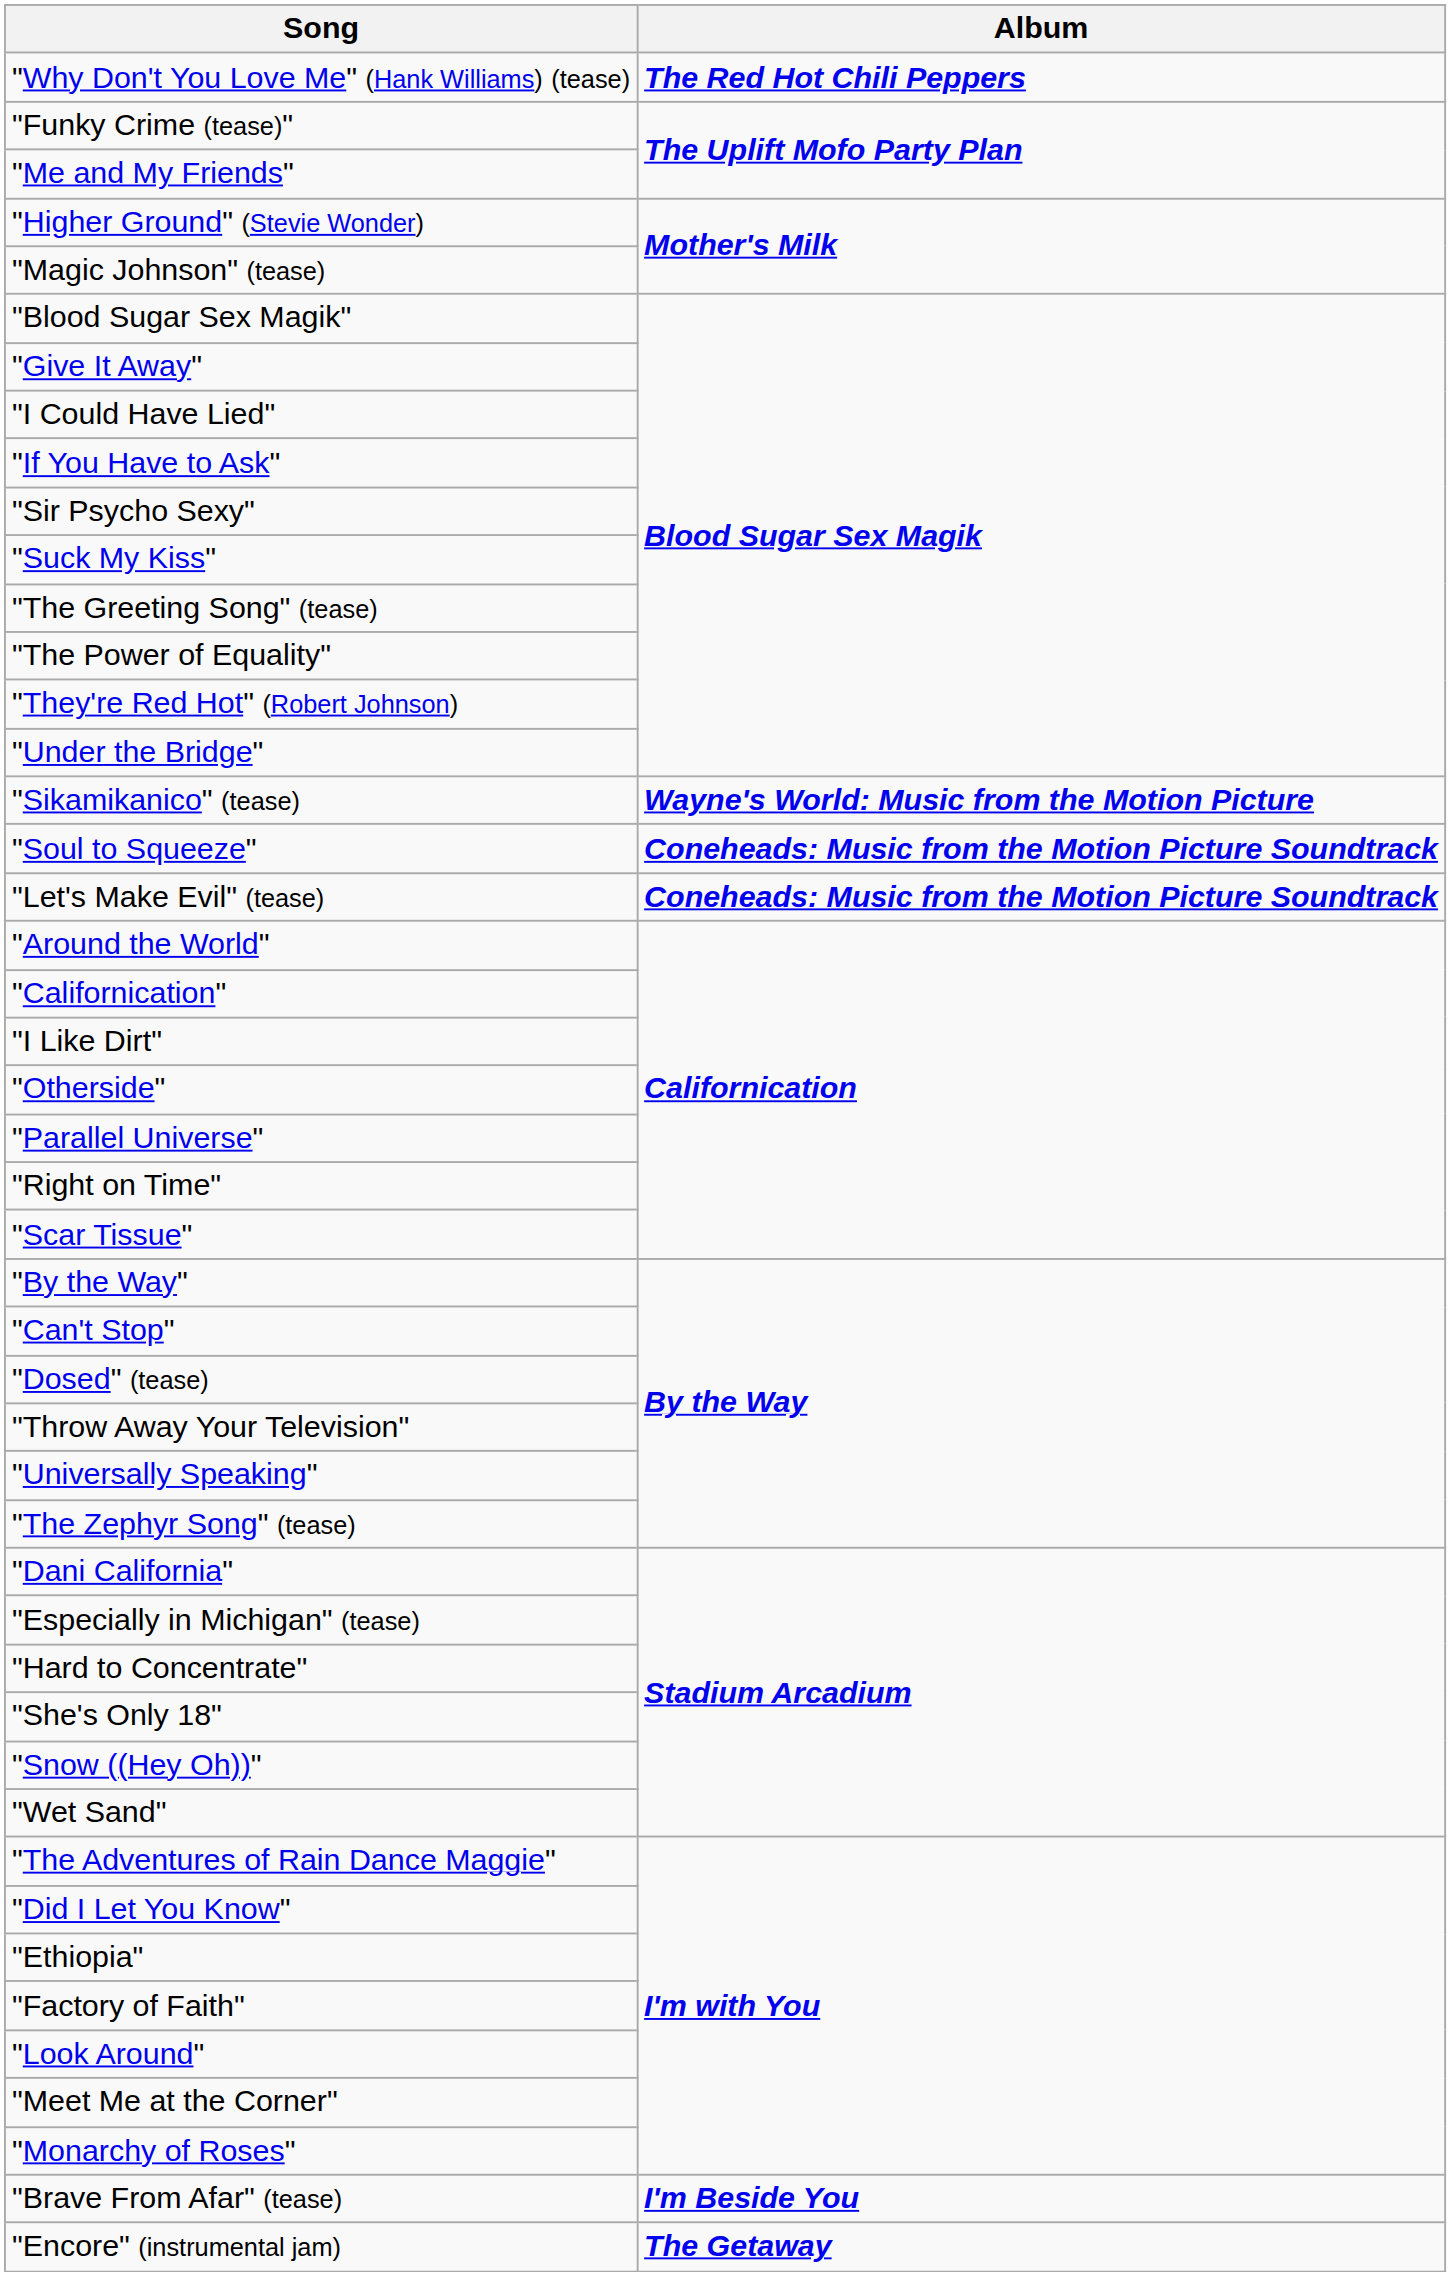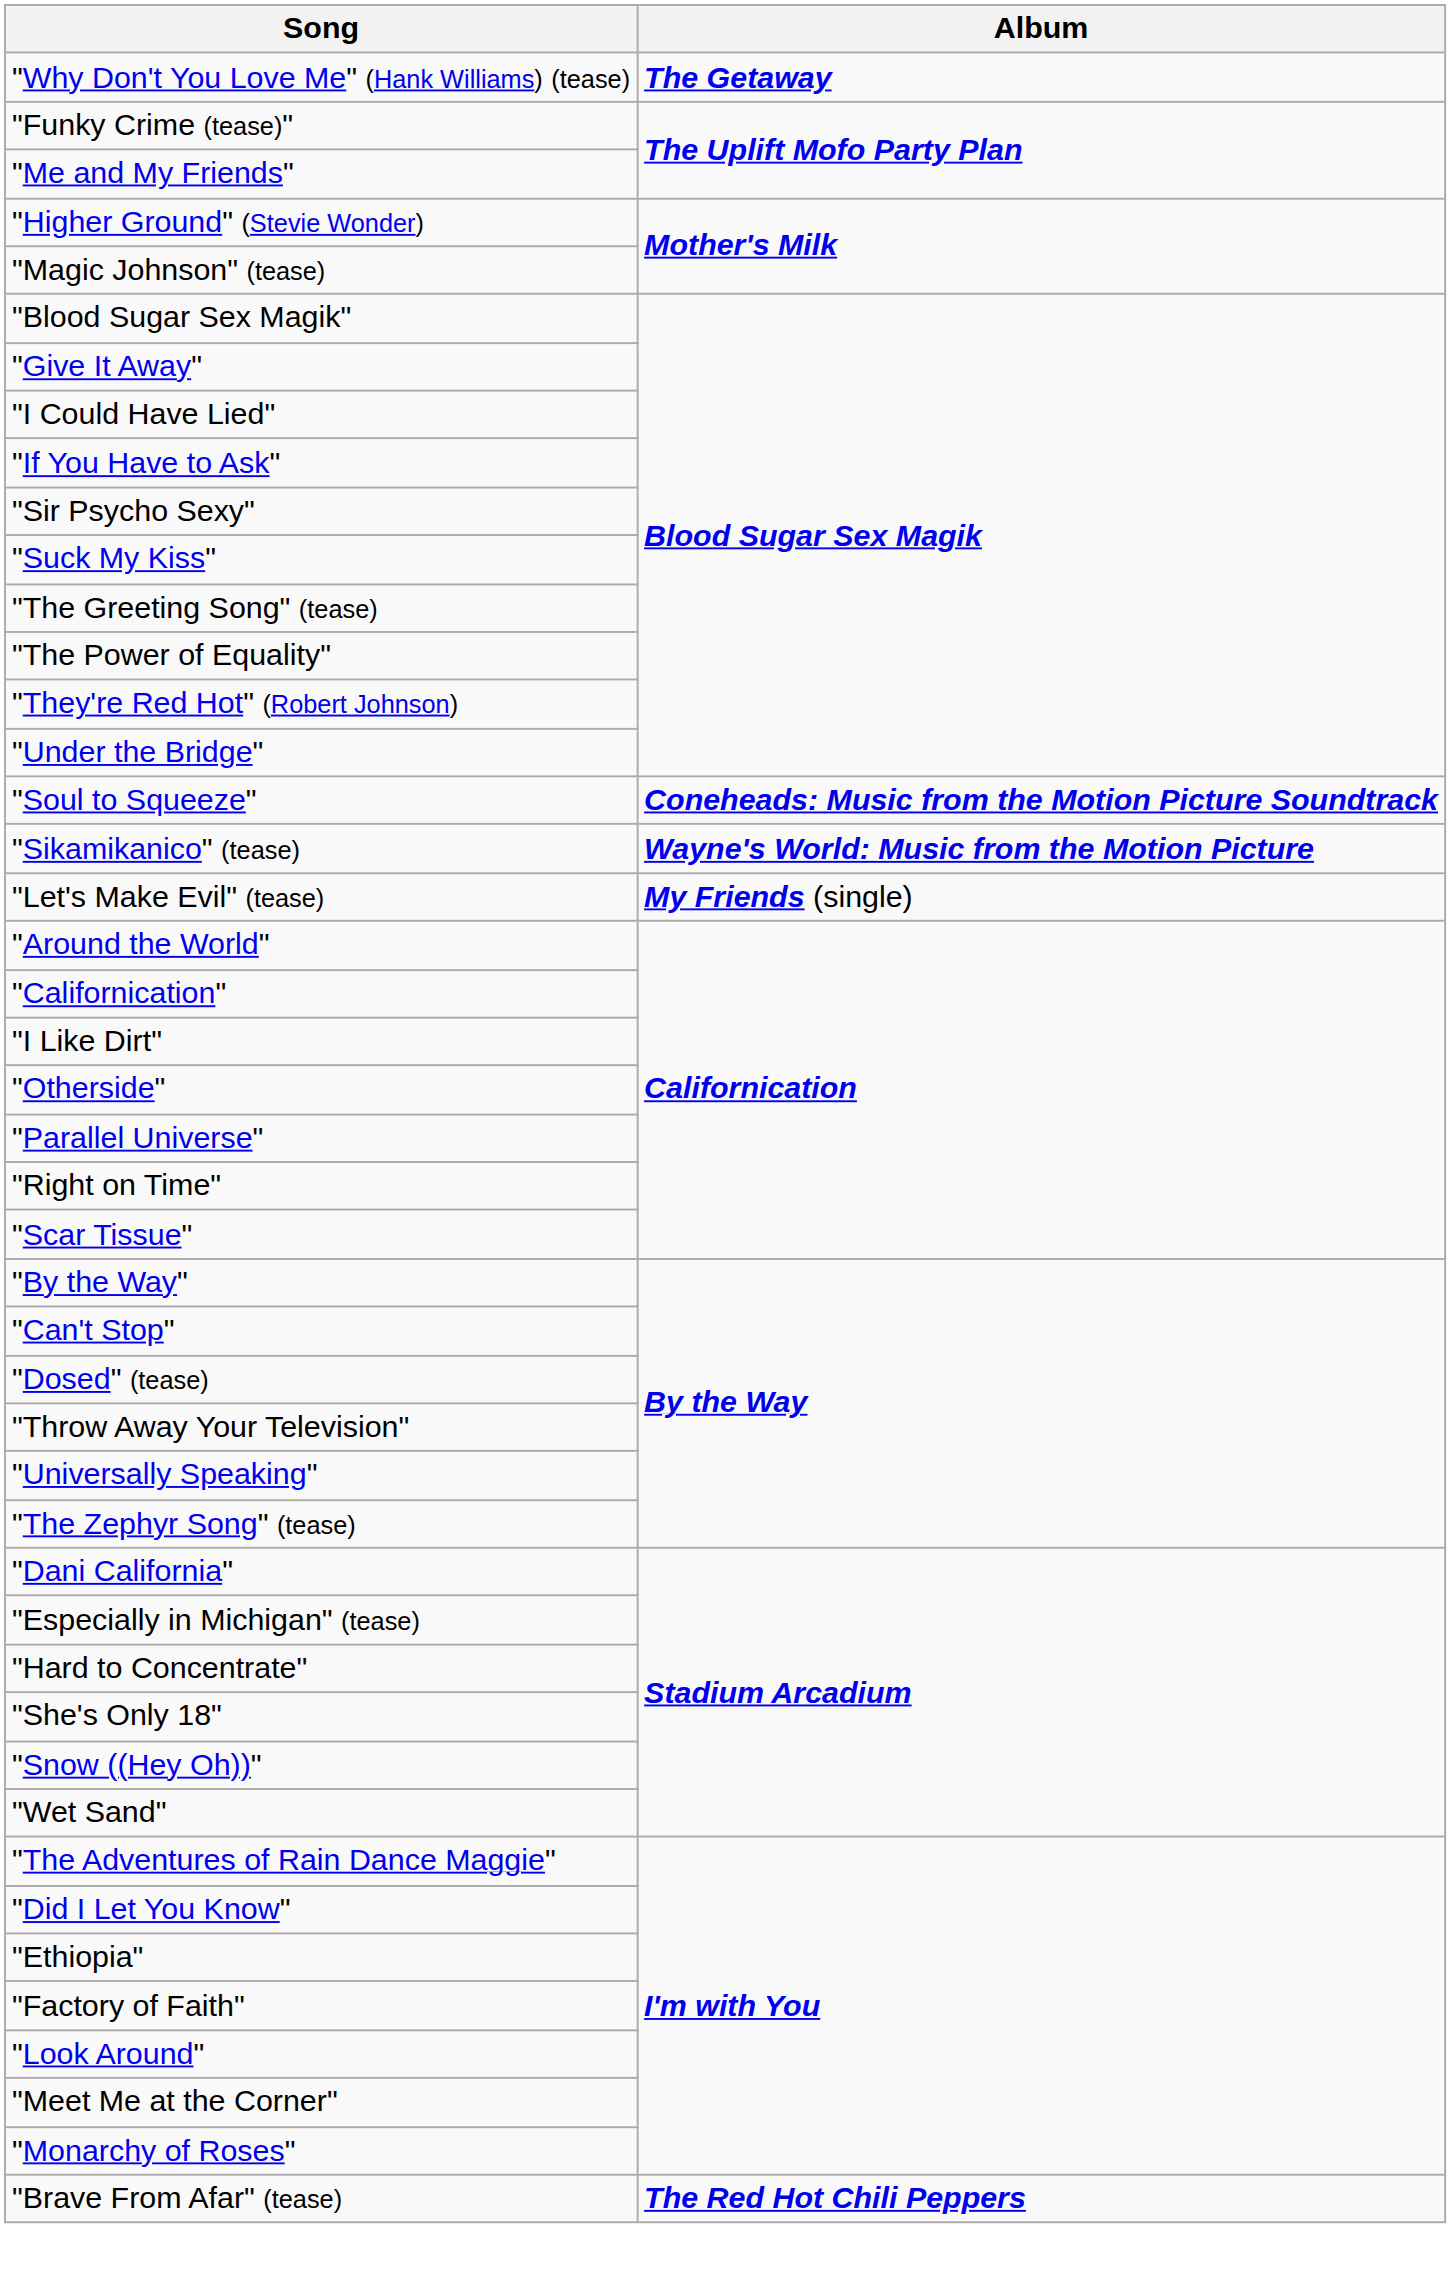(835, 76) The Red Hot Chili Peppers -> (738, 76) The Getaway
rows swapped: (156, 800) <-> (134, 848)
(1041, 896) Coneheads: Music from the Motion Picture Soundtrack -> (778, 896) My Friends (single)
(752, 2198) I'm Beside You -> (835, 2198) The Red Hot Chili Peppers
- row: (176, 2246)
